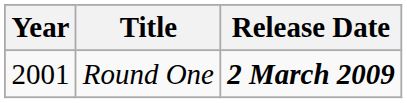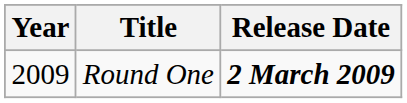(41, 73) 2001 -> (41, 73) 2009
